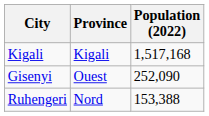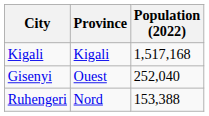(157, 76) 252,090 -> (157, 76) 252,040
